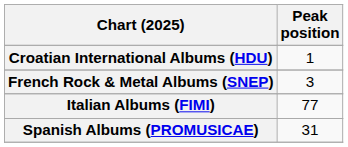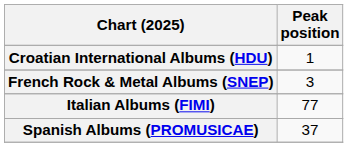(310, 130) 31 -> (310, 130) 37
